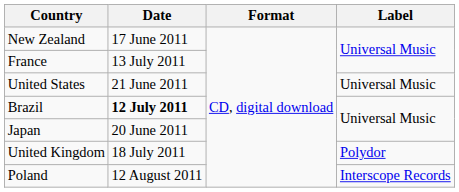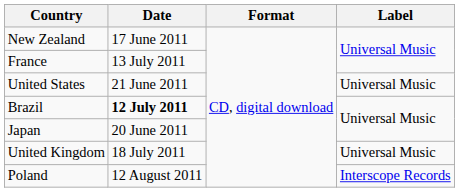(363, 152) Polydor -> (388, 152) Universal Music
